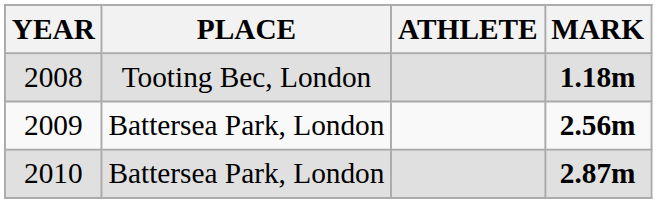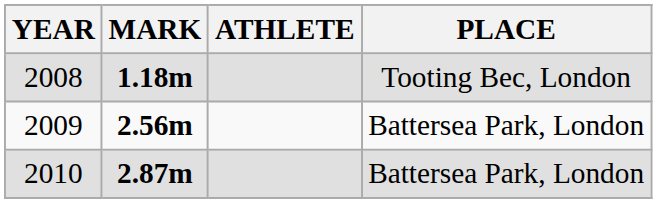columns swapped: (598, 28) <-> (246, 28)
